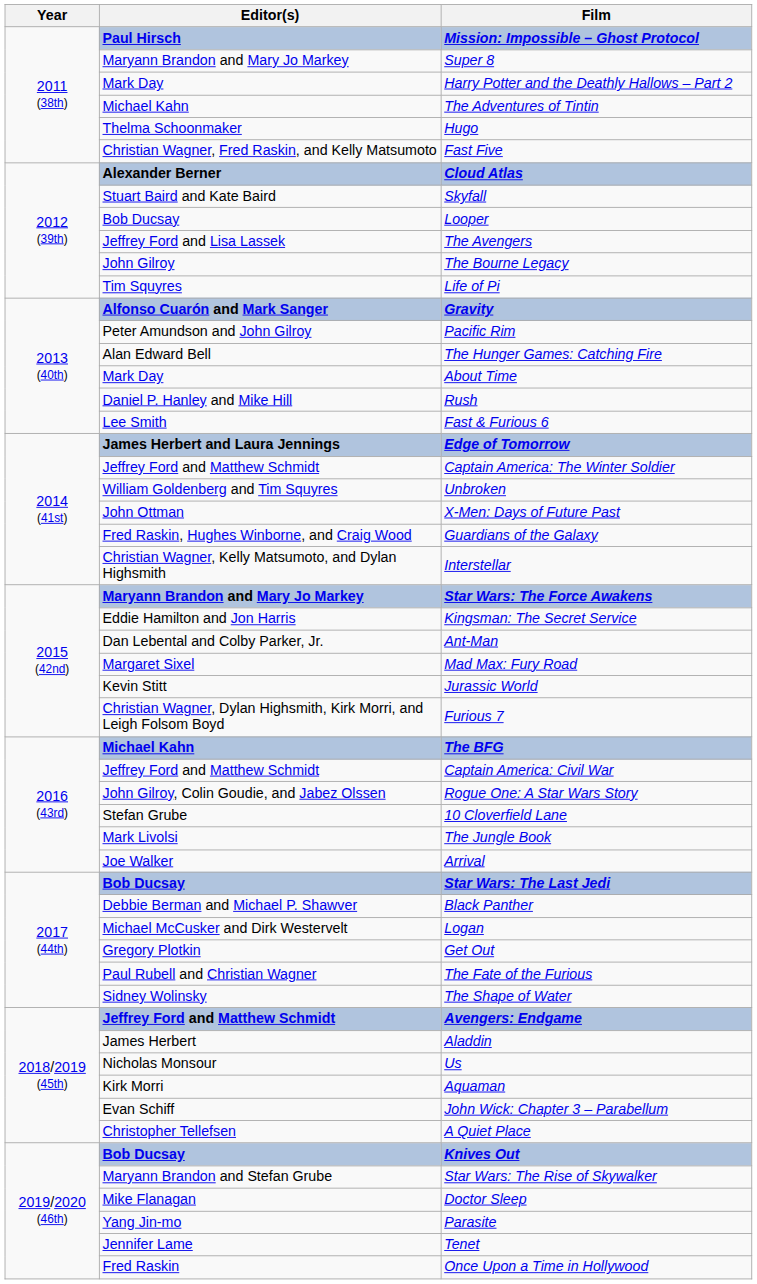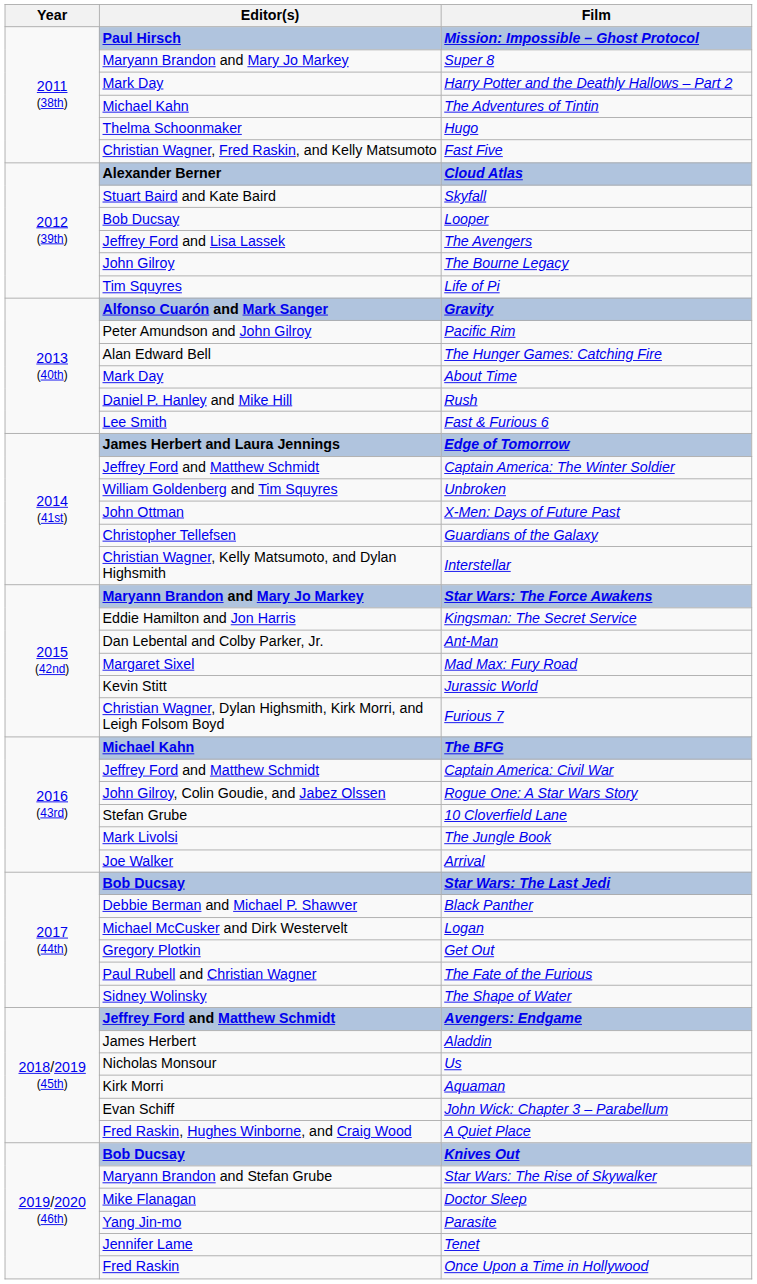(257, 535) Fred Raskin, Hughes Winborne, and Craig Wood -> (169, 535) Christopher Tellefsen
(169, 1131) Christopher Tellefsen -> (257, 1131) Fred Raskin, Hughes Winborne, and Craig Wood
